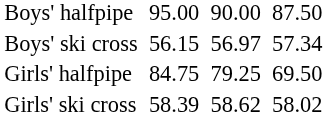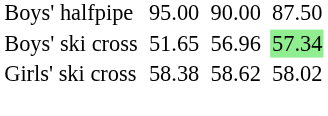(174, 43) 56.15 -> (174, 43) 51.65
(236, 43) 56.97 -> (236, 43) 56.96
(297, 43) no background -> (297, 43) lightgreen background
- row: (68, 74)
(174, 104) 58.39 -> (174, 74) 58.38
